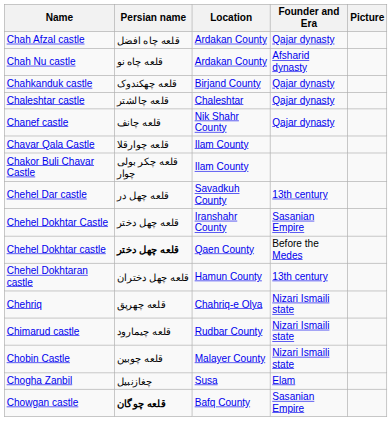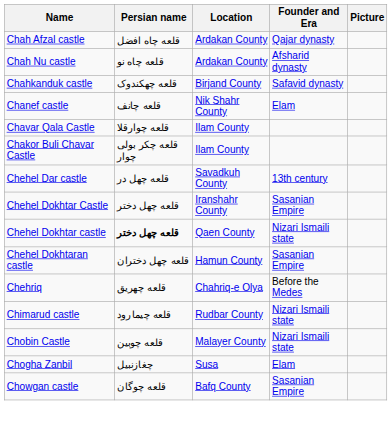(303, 84) Qajar dynasty -> (308, 84) Safavid dynasty
- row: (46, 100)
(303, 122) Qajar dynasty -> (284, 106) Elam
(296, 249) Before the Medes -> (301, 233) Nizari Ismaili state
(300, 277) 13th century -> (293, 260) Sasanian Empire
(301, 304) Nizari Ismaili state -> (295, 287) Before the Medes
(141, 403) bold -> (141, 386) normal
